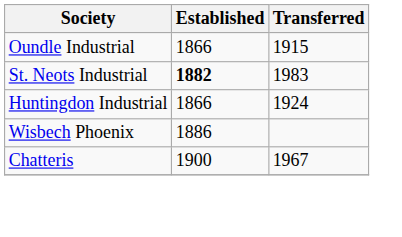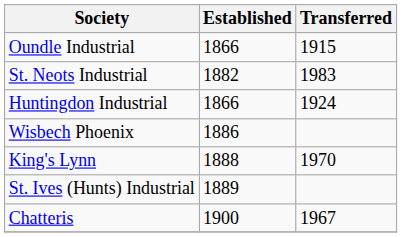(194, 75) bold -> (221, 75) normal
+ row: (52, 160)
+ row: (102, 189)
